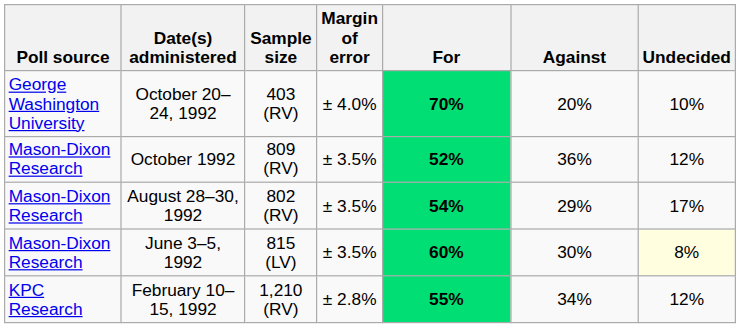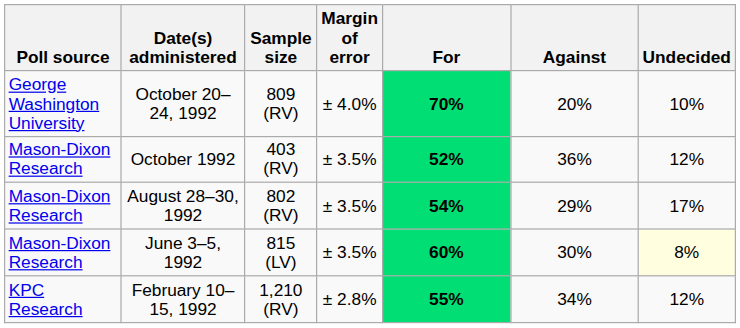(281, 104) 403 (RV) -> (281, 104) 809 (RV)
(281, 160) 809 (RV) -> (281, 160) 403 (RV)
